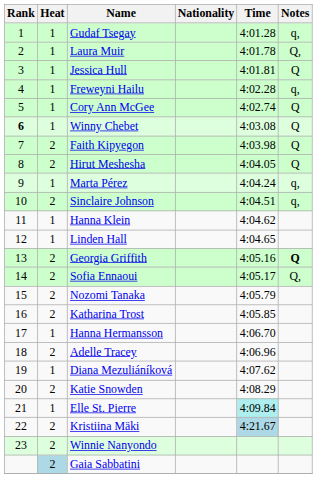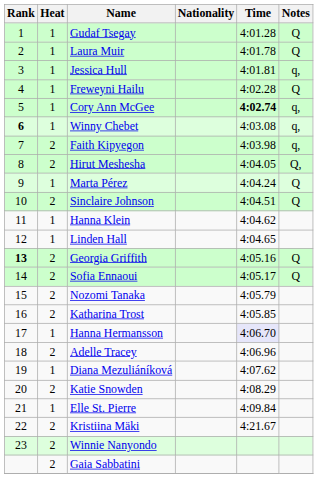(295, 32) q, -> (296, 32) Q
(295, 51) Q, -> (296, 51) Q
(295, 70) Q -> (296, 70) q,
(295, 88) q, -> (296, 88) Q
(258, 107) normal -> (258, 107) bold
(295, 107) Q -> (296, 107) q,
(295, 126) Q -> (296, 126) q,
(295, 145) Q -> (296, 145) q,
(295, 164) Q -> (296, 164) Q,
(295, 182) q, -> (296, 182) Q
(295, 201) q, -> (296, 201) Q
(21, 257) normal -> (21, 257) bold
(295, 257) bold -> (296, 257) normal
(295, 276) Q, -> (296, 276) Q
(258, 333) no background -> (258, 333) lavender background
(258, 408) paleturquoise background -> (258, 408) no background
(258, 426) lightblue background -> (258, 426) no background
(52, 464) lightblue background -> (52, 464) no background
